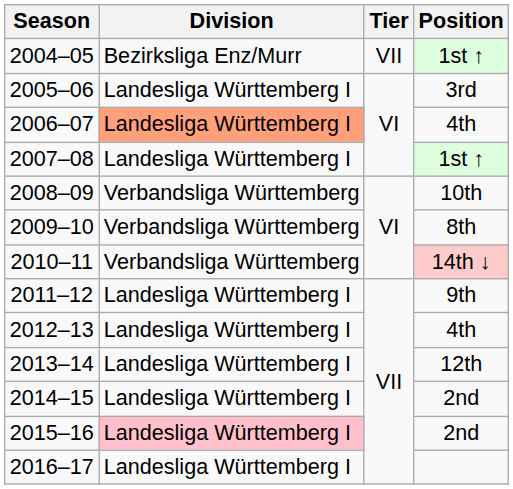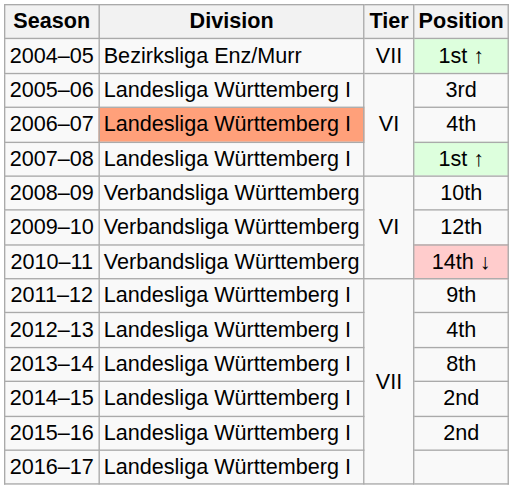(461, 227) 8th -> (461, 227) 12th
(461, 364) 12th -> (461, 364) 8th
(227, 432) pink background -> (227, 432) no background
